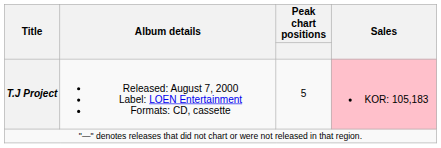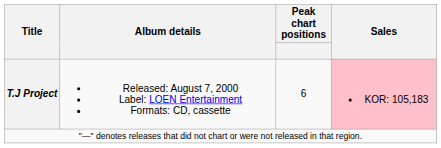(304, 94) 5 -> (304, 94) 6
